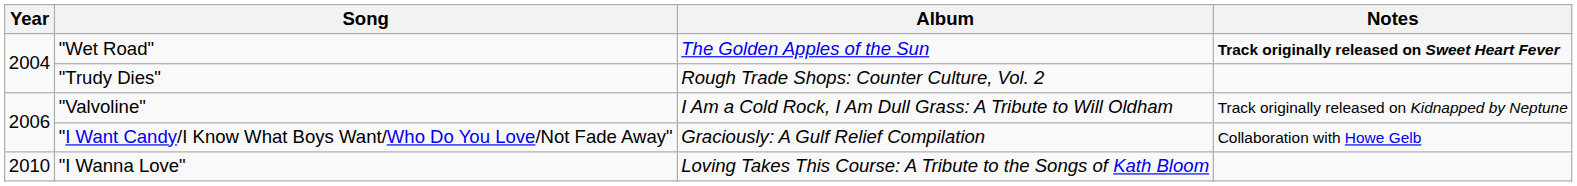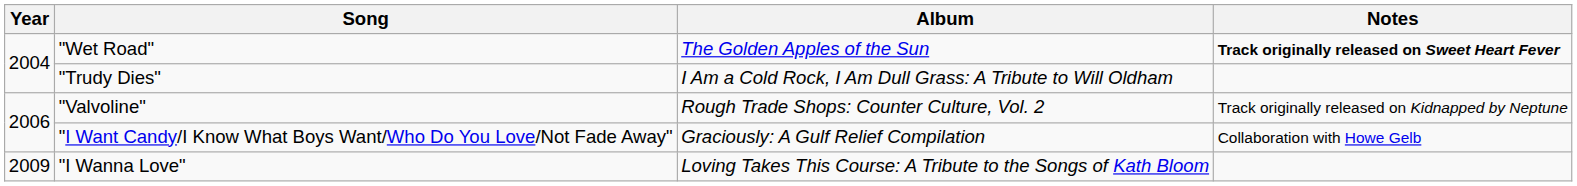(863, 78) Rough Trade Shops: Counter Culture, Vol. 2 -> (927, 78) I Am a Cold Rock, I Am Dull Grass: A Tribute to Will Oldham
(927, 107) I Am a Cold Rock, I Am Dull Grass: A Tribute to Will Oldham -> (863, 107) Rough Trade Shops: Counter Culture, Vol. 2
(30, 166) 2010 -> (30, 166) 2009
